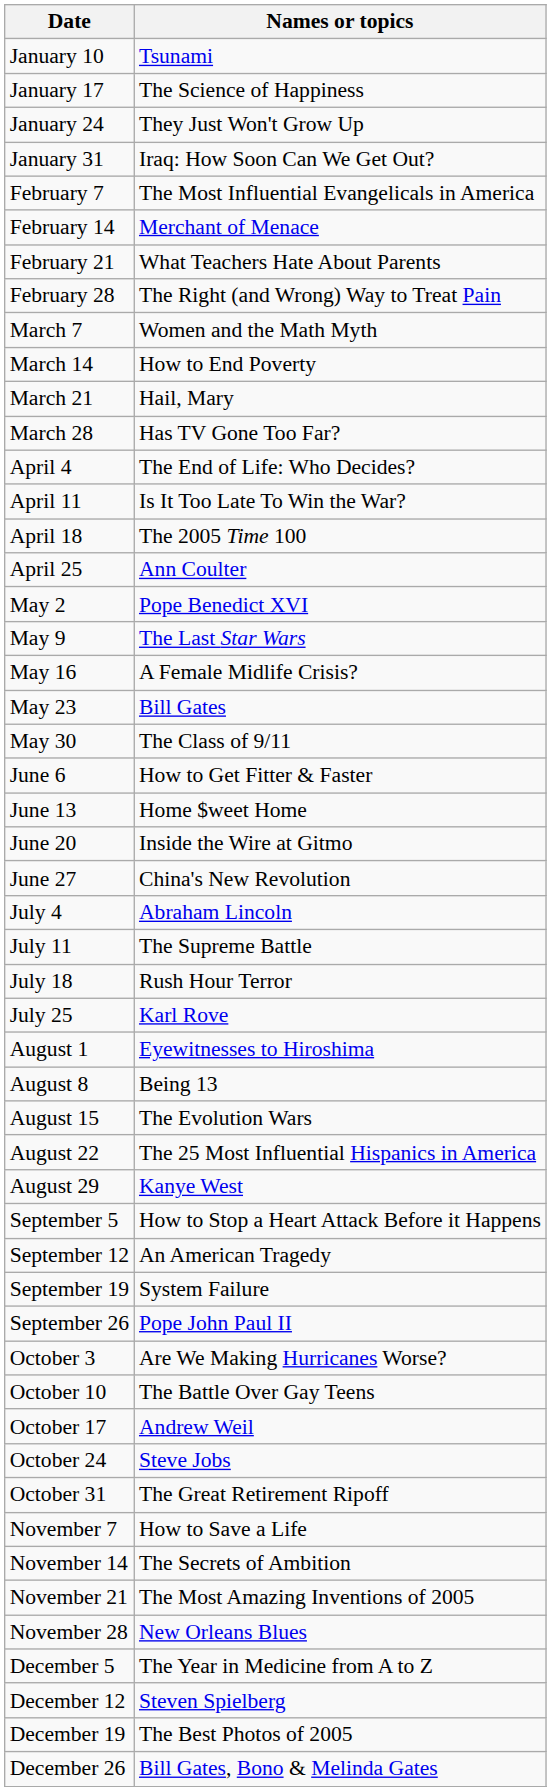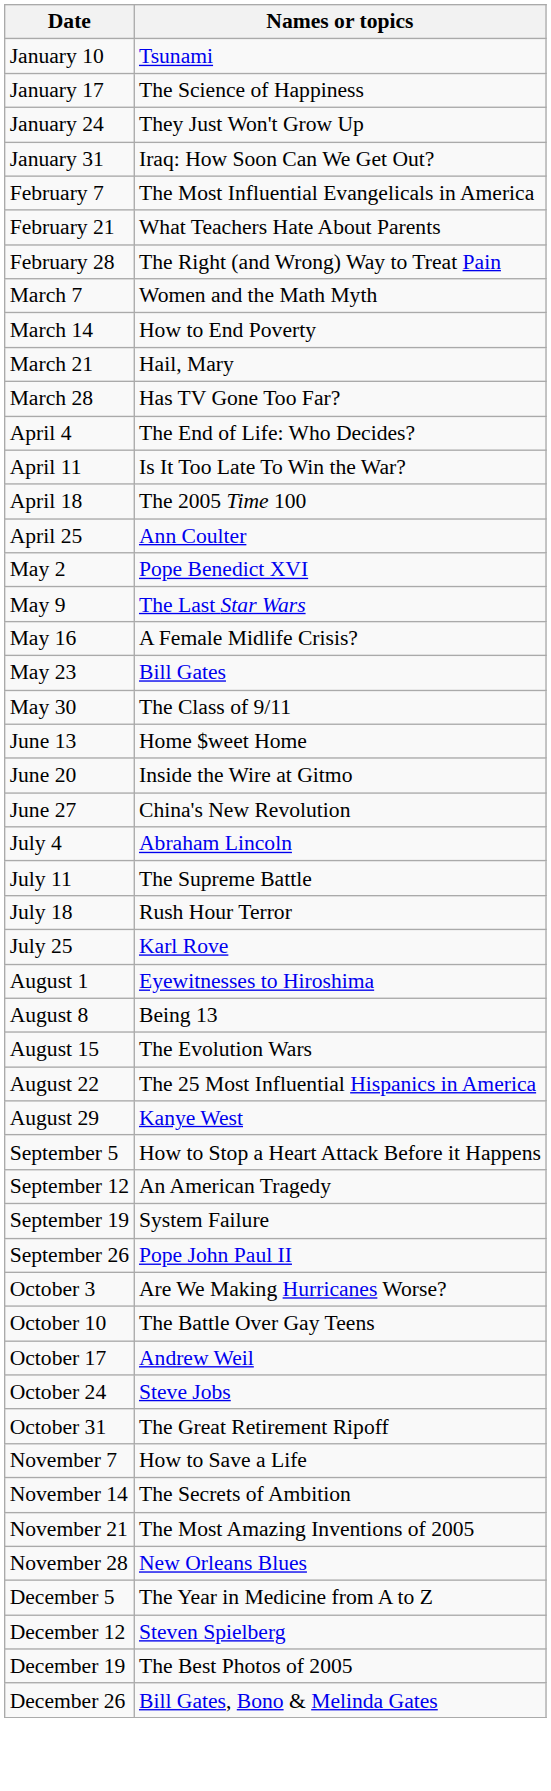- row: (62, 227)
- row: (38, 775)
